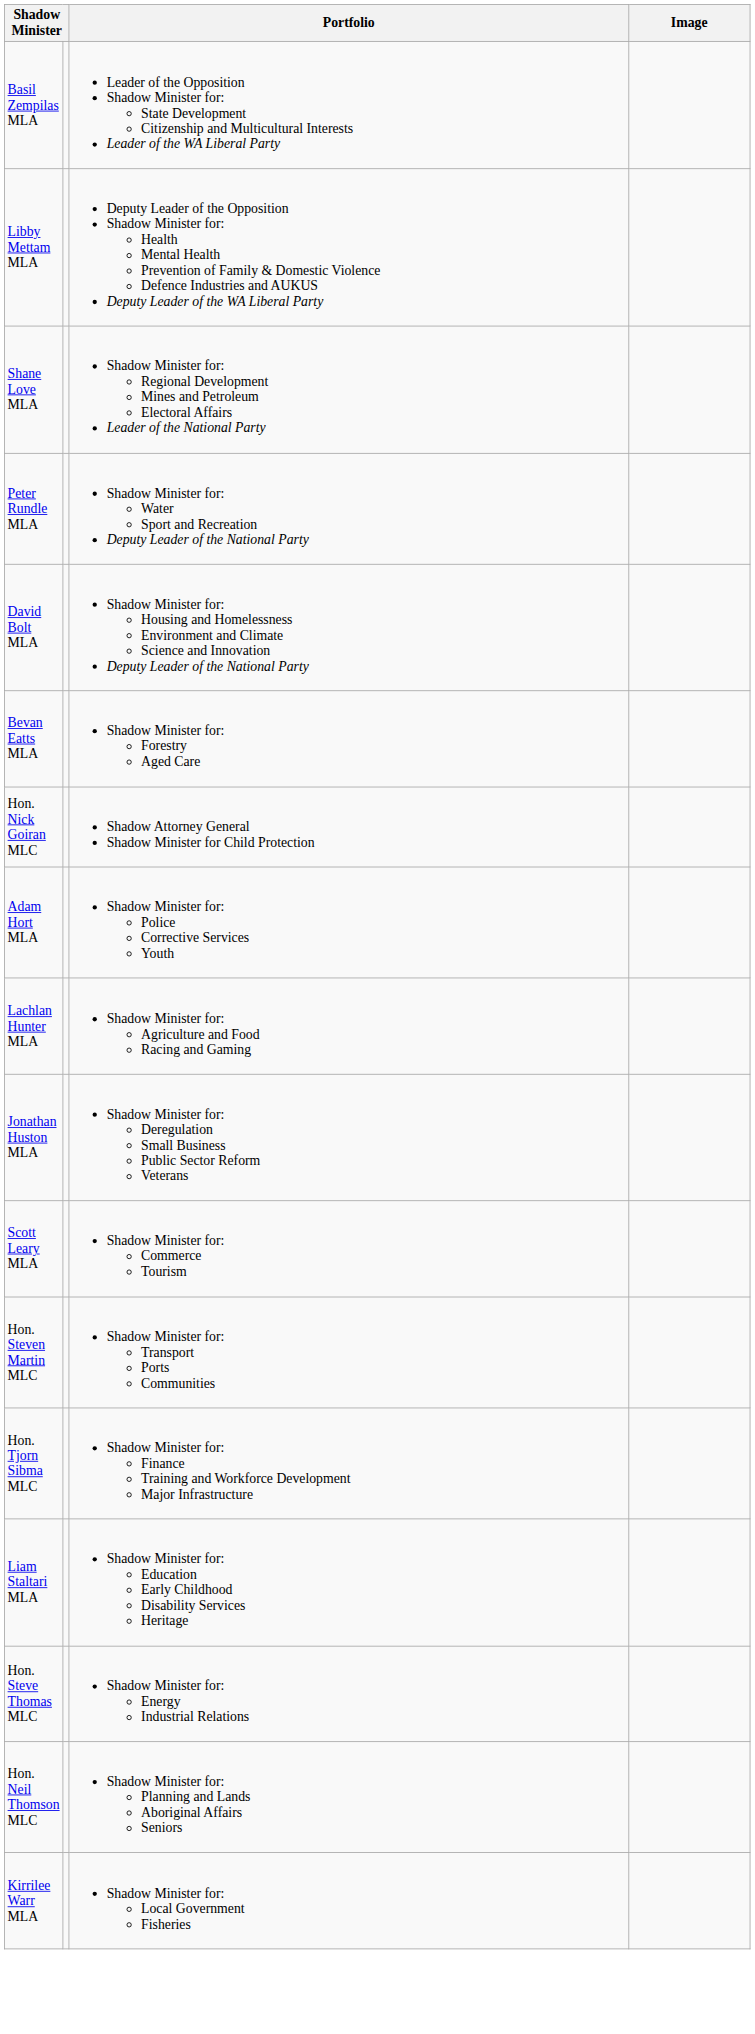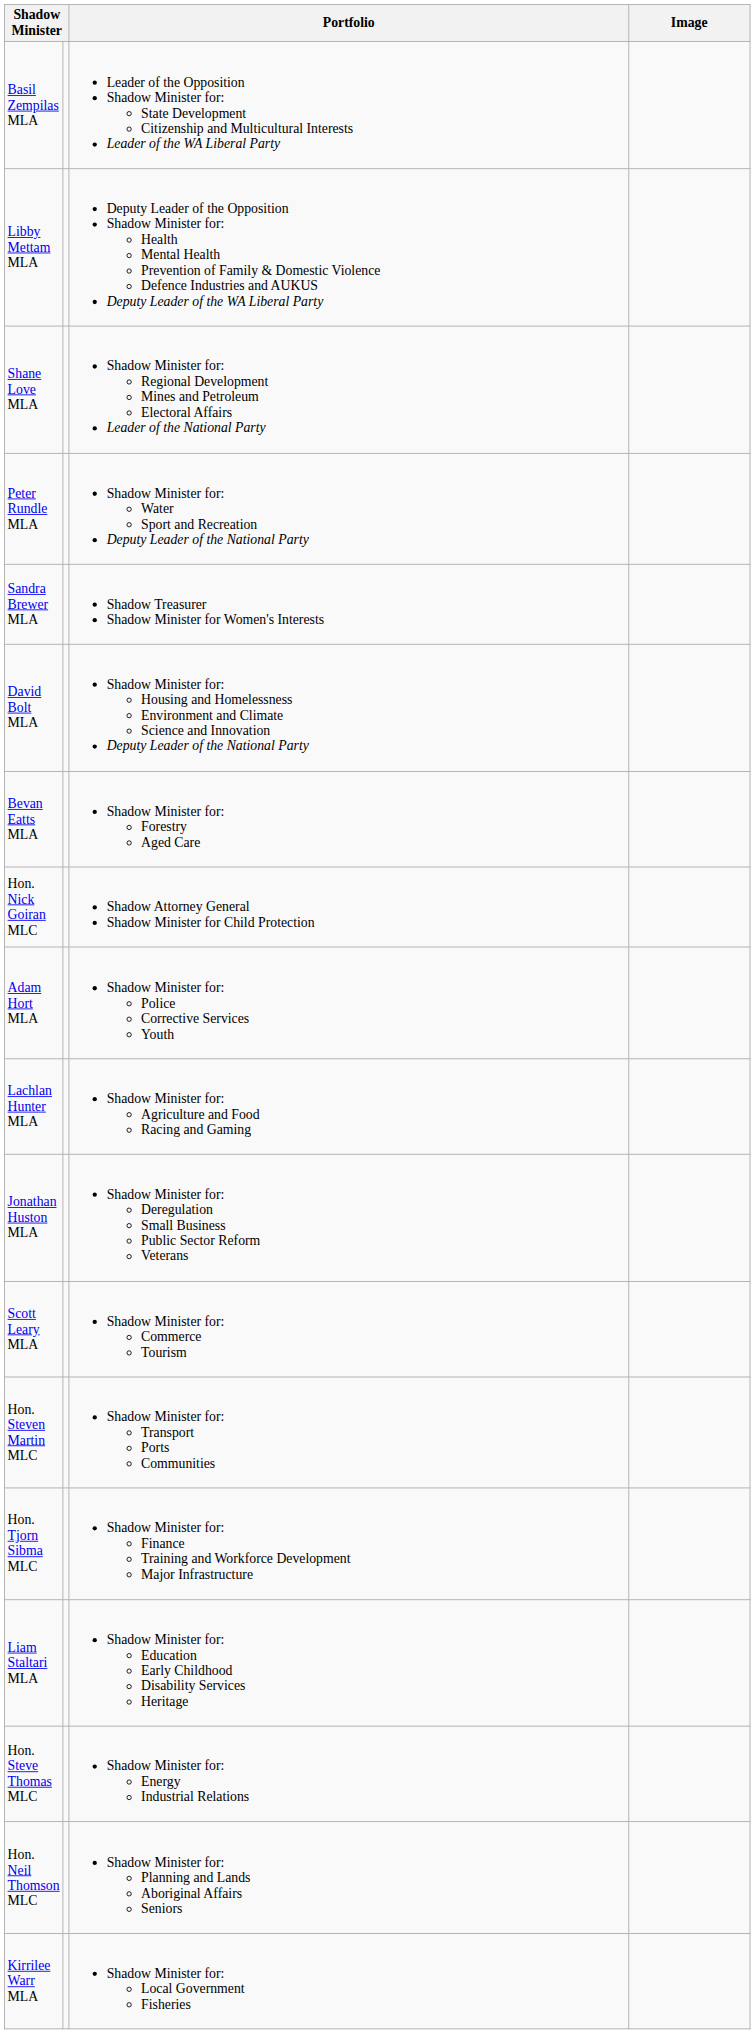+ row: (28, 604)
